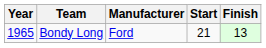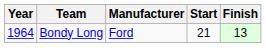(21, 33) 1965 -> (21, 33) 1964
